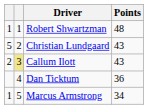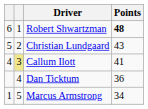(9, 28) 1 -> (9, 28) 6
(119, 28) normal -> (119, 28) bold
(9, 62) 2 -> (9, 62) 4
(119, 62) 43 -> (119, 62) 41
